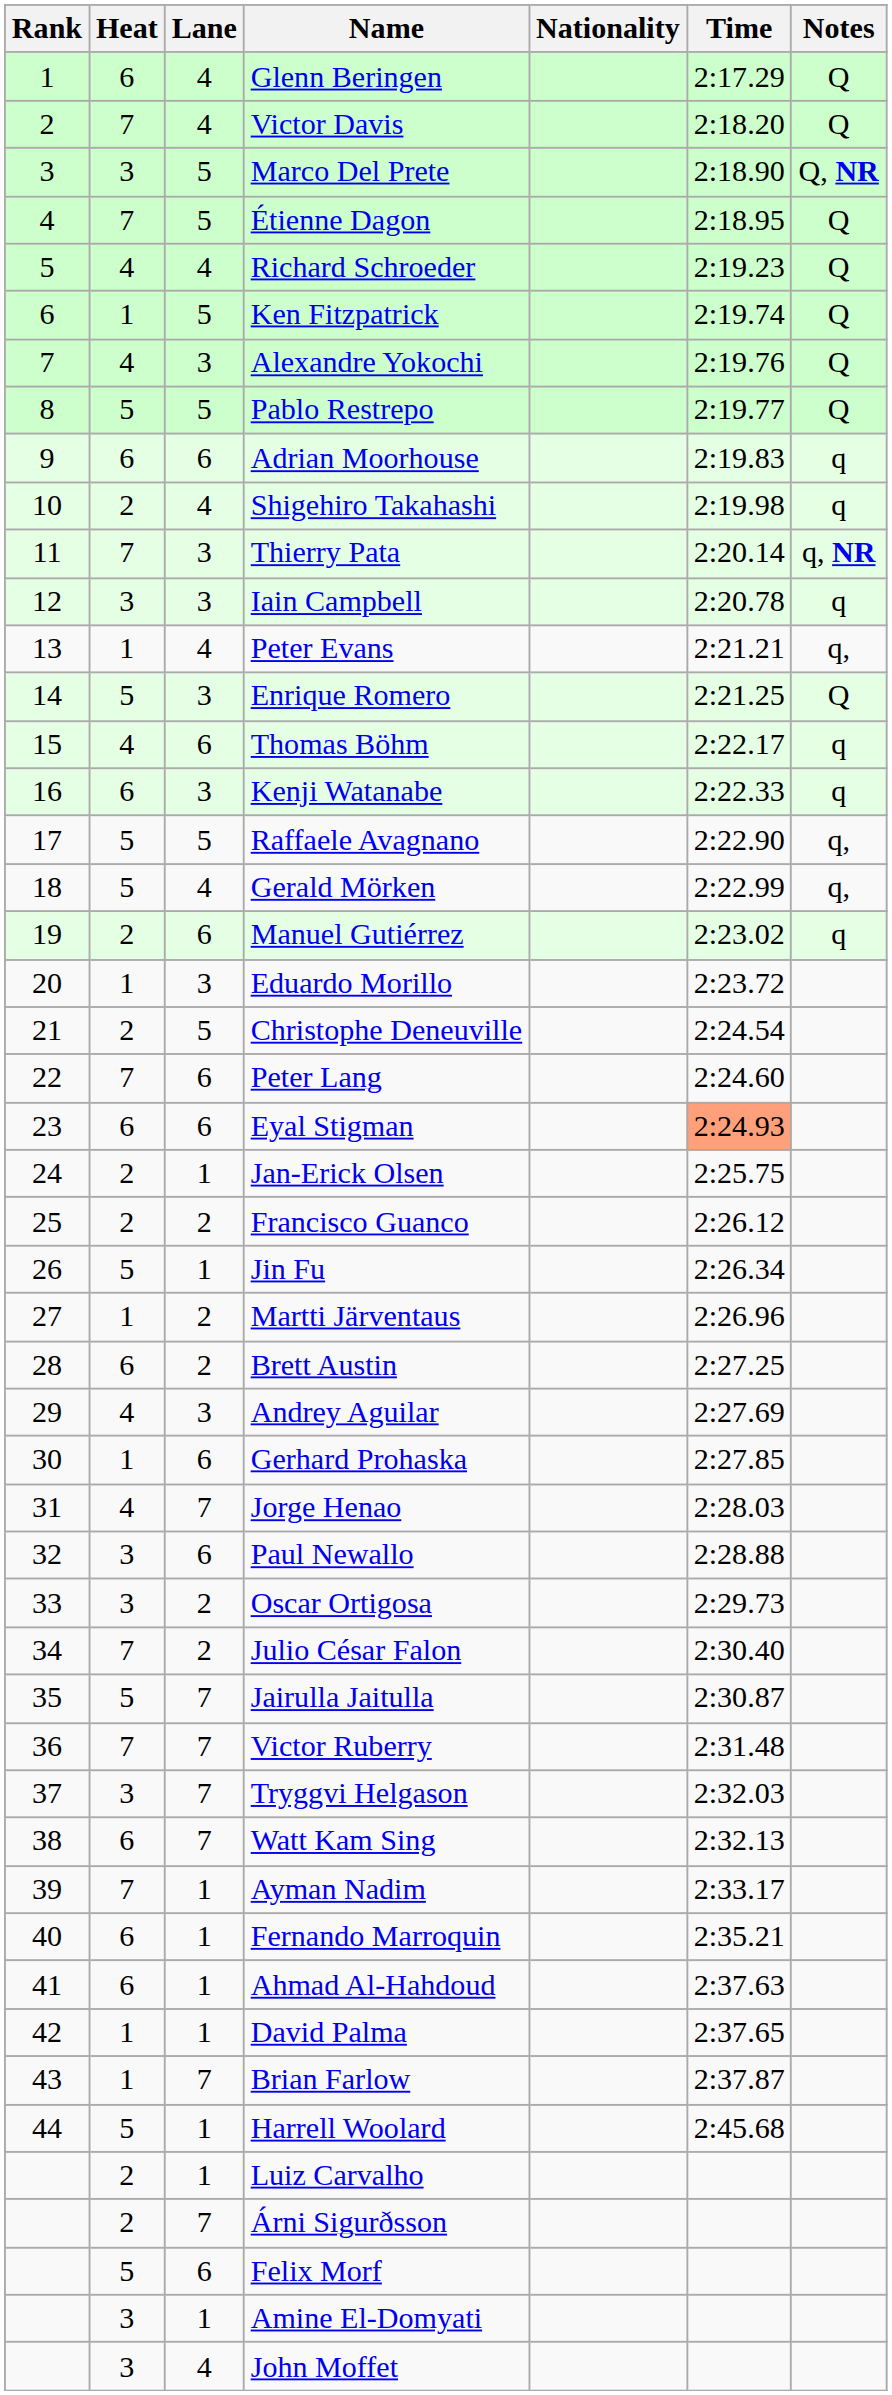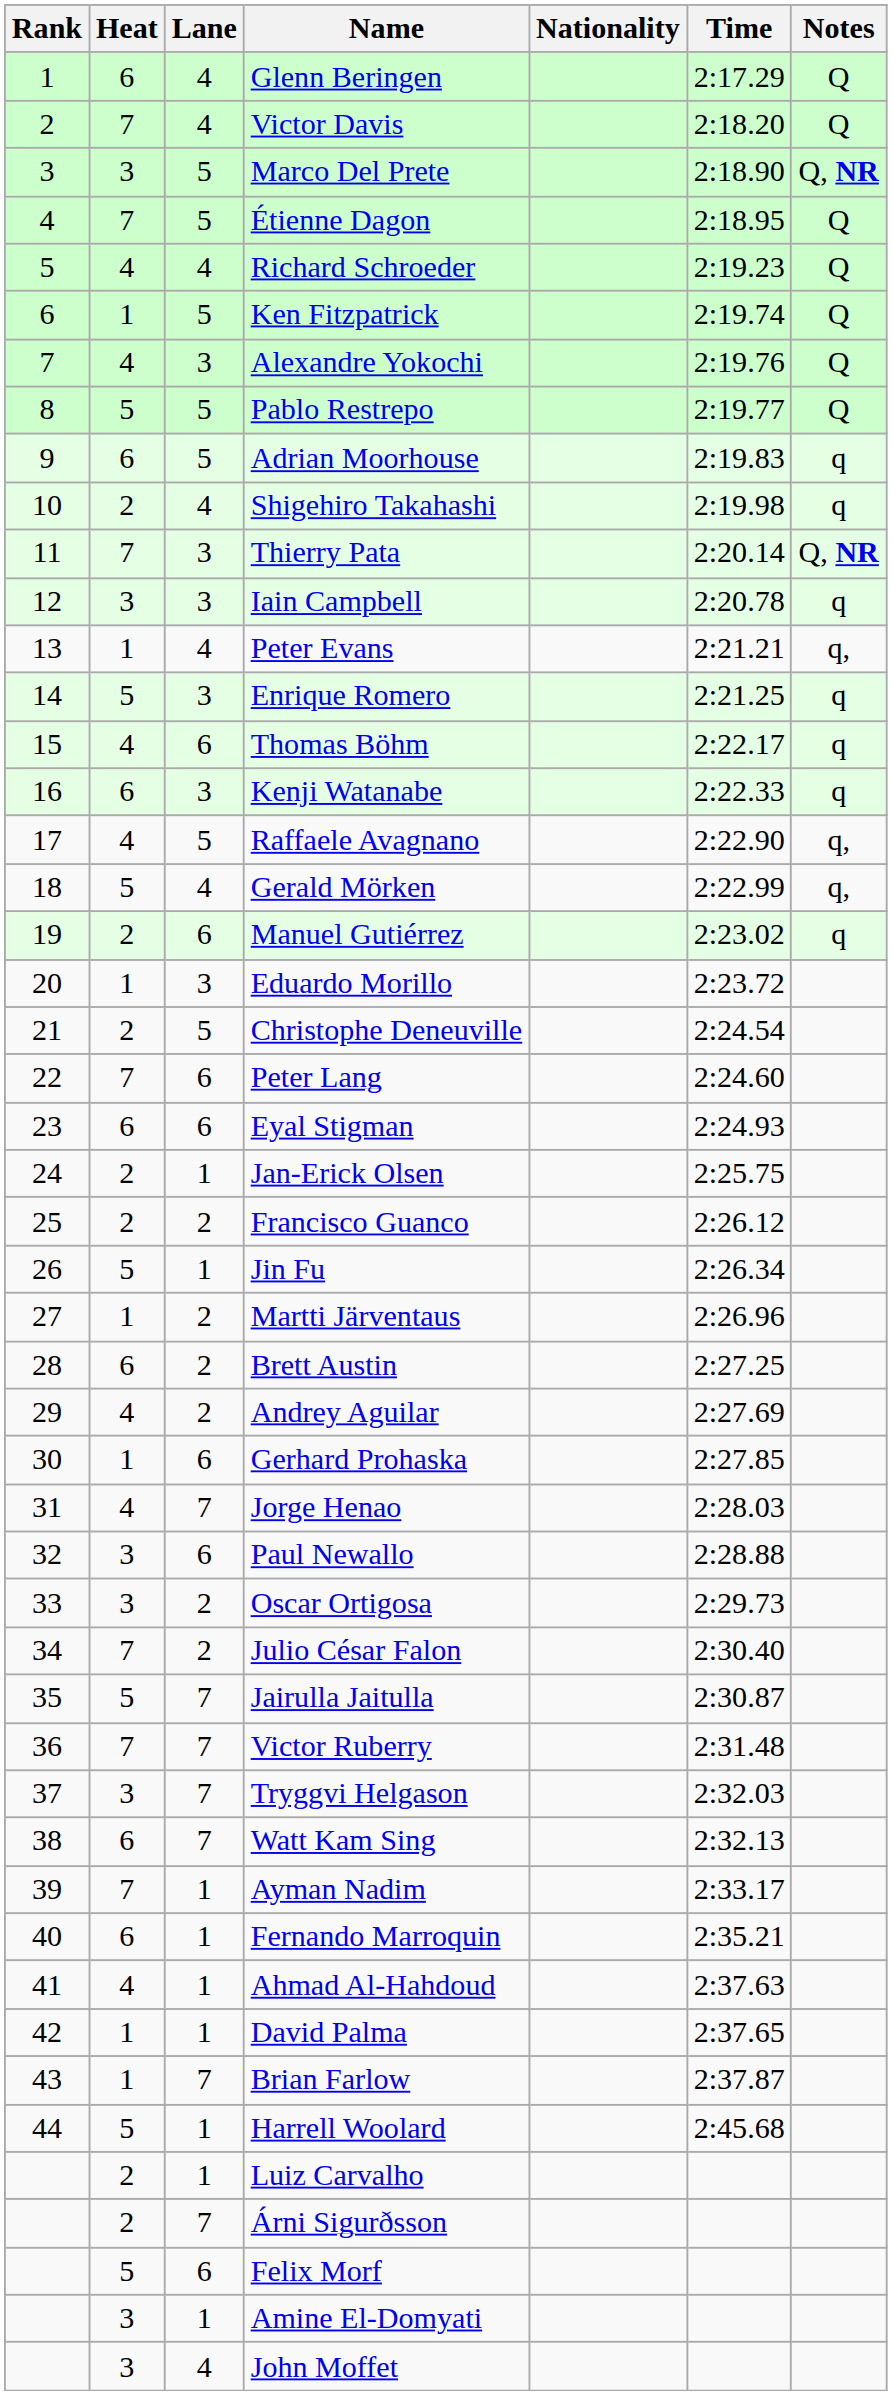(204, 457) 6 -> (204, 457) 5
(839, 553) q, NR -> (839, 553) Q, NR
(839, 696) Q -> (839, 696) q
(127, 839) 5 -> (127, 839) 4
(739, 1125) lightsalmon background -> (739, 1125) no background
(204, 1411) 3 -> (204, 1411) 2
(127, 1984) 6 -> (127, 1984) 4
